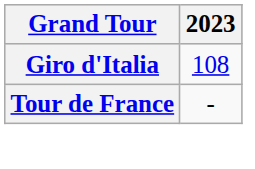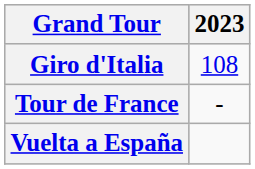+ row: (97, 143)
